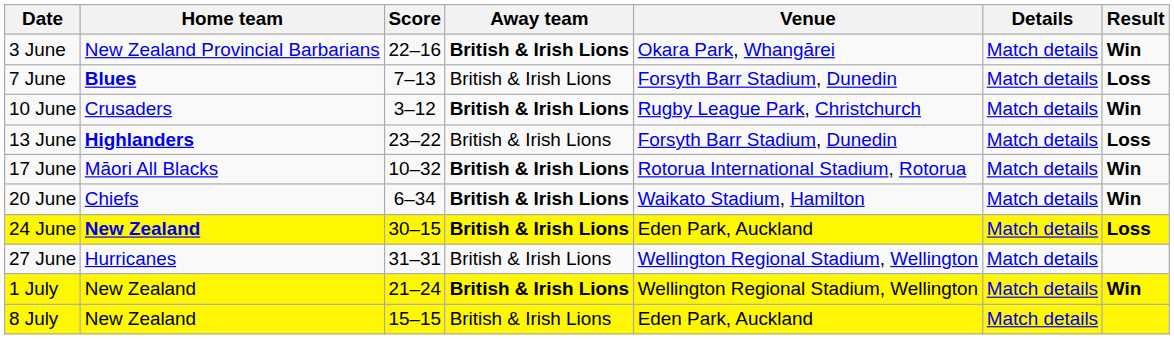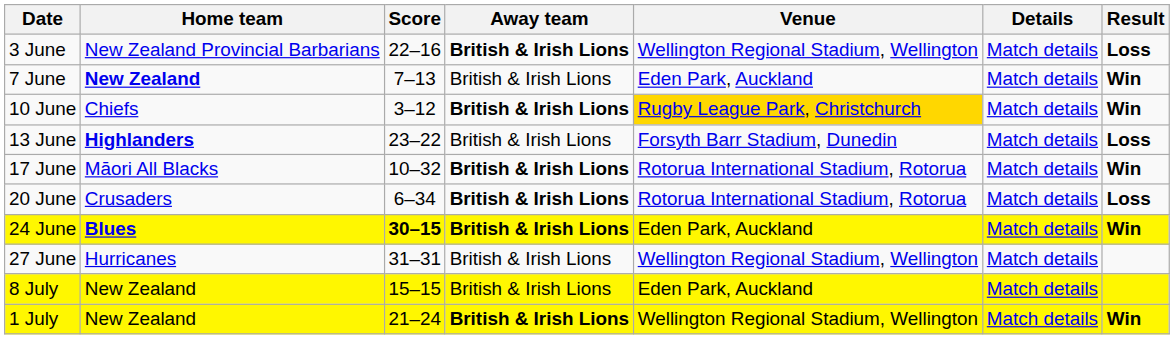(736, 49) Okara Park, Whangārei -> (808, 49) Wellington Regional Stadium, Wellington
(1124, 49) Win -> (1129, 49) Loss
(111, 79) Blues -> (143, 79) New Zealand
(767, 79) Forsyth Barr Stadium, Dunedin -> (725, 79) Eden Park, Auckland
(1129, 79) Loss -> (1124, 79) Win
(128, 109) Crusaders -> (112, 109) Chiefs
(779, 109) no background -> (779, 109) gold background
(112, 199) Chiefs -> (128, 199) Crusaders
(751, 199) Waikato Stadium, Hamilton -> (802, 199) Rotorua International Stadium, Rotorua
(1124, 199) Win -> (1129, 199) Loss
(143, 229) New Zealand -> (111, 229) Blues
(415, 229) normal -> (415, 229) bold
(1129, 229) Loss -> (1124, 229) Win
rows swapped: (34, 288) <-> (34, 318)
